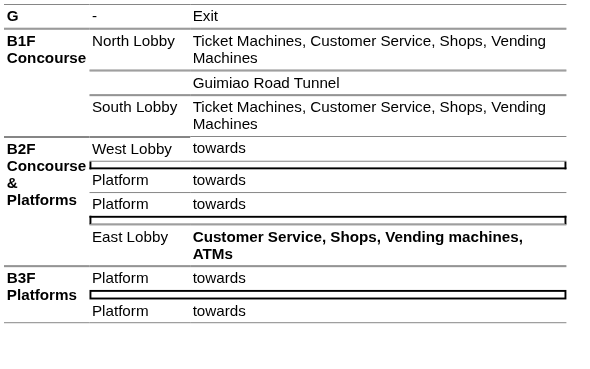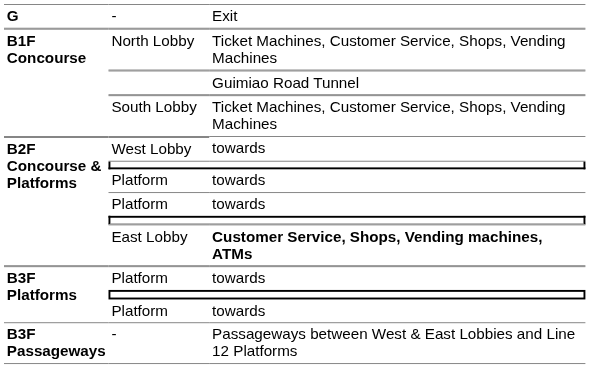+ row: (56, 343)
